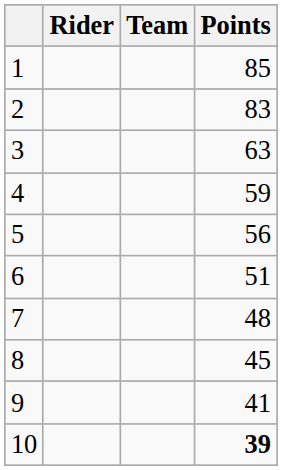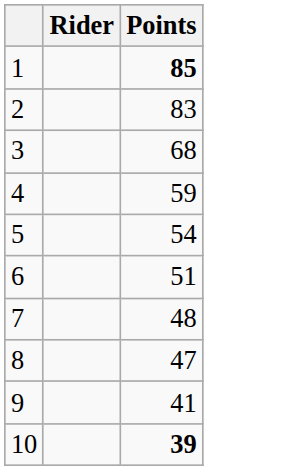- column: (157, 25)
(258, 67) normal -> (183, 67) bold
(258, 151) 63 -> (183, 151) 68
(258, 234) 56 -> (183, 234) 54
(258, 360) 45 -> (183, 360) 47
